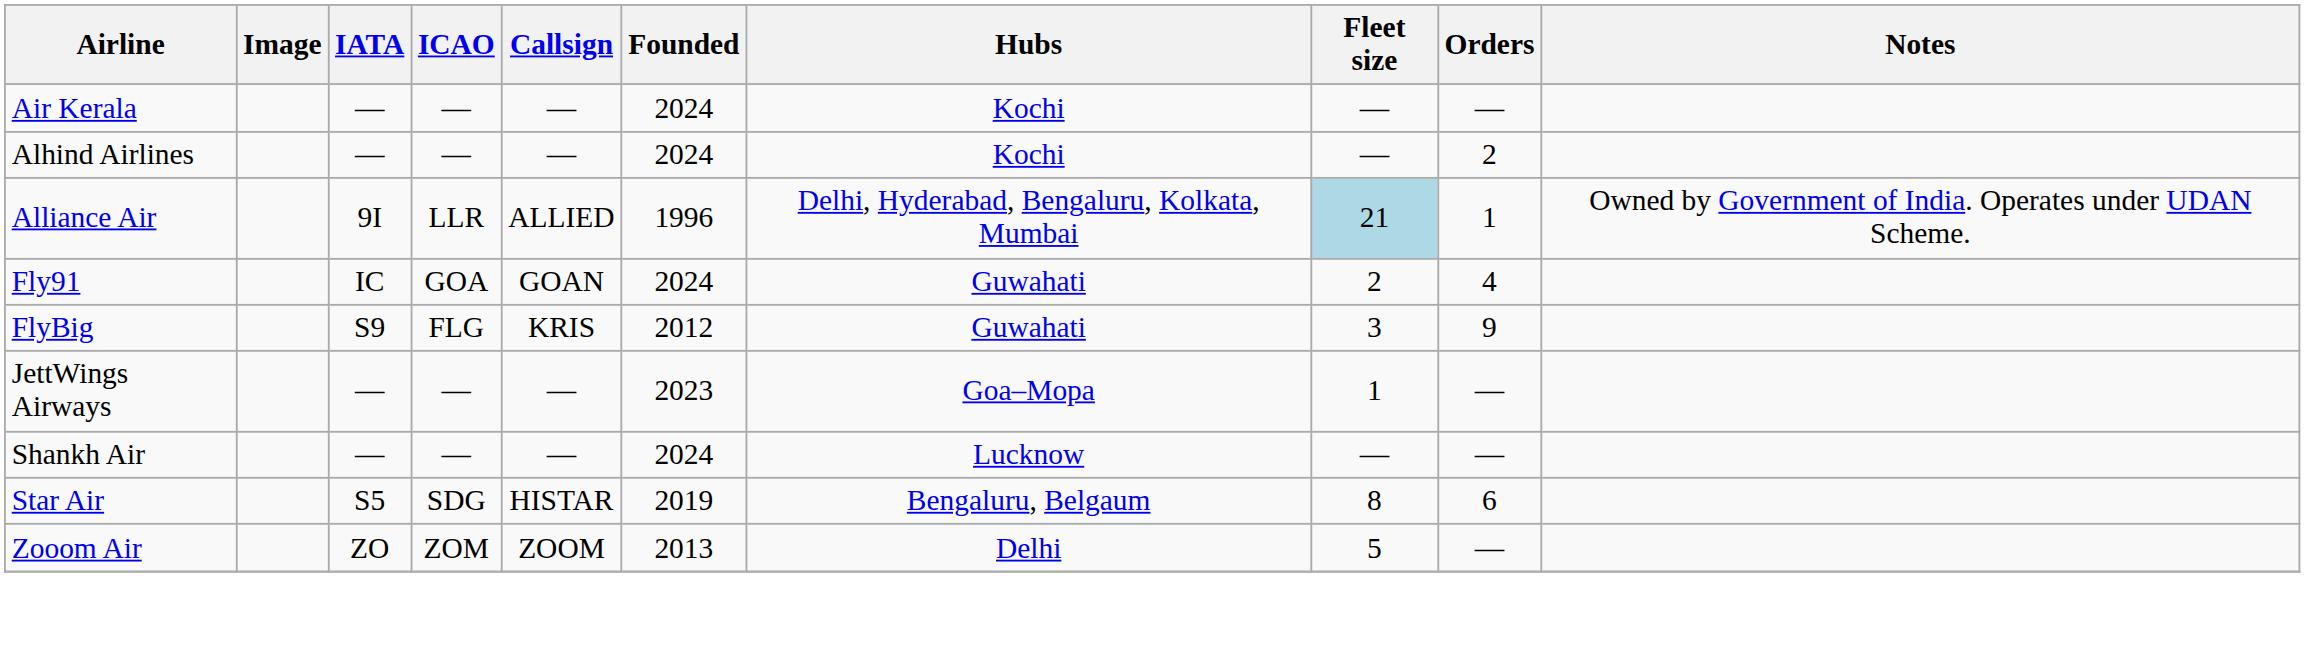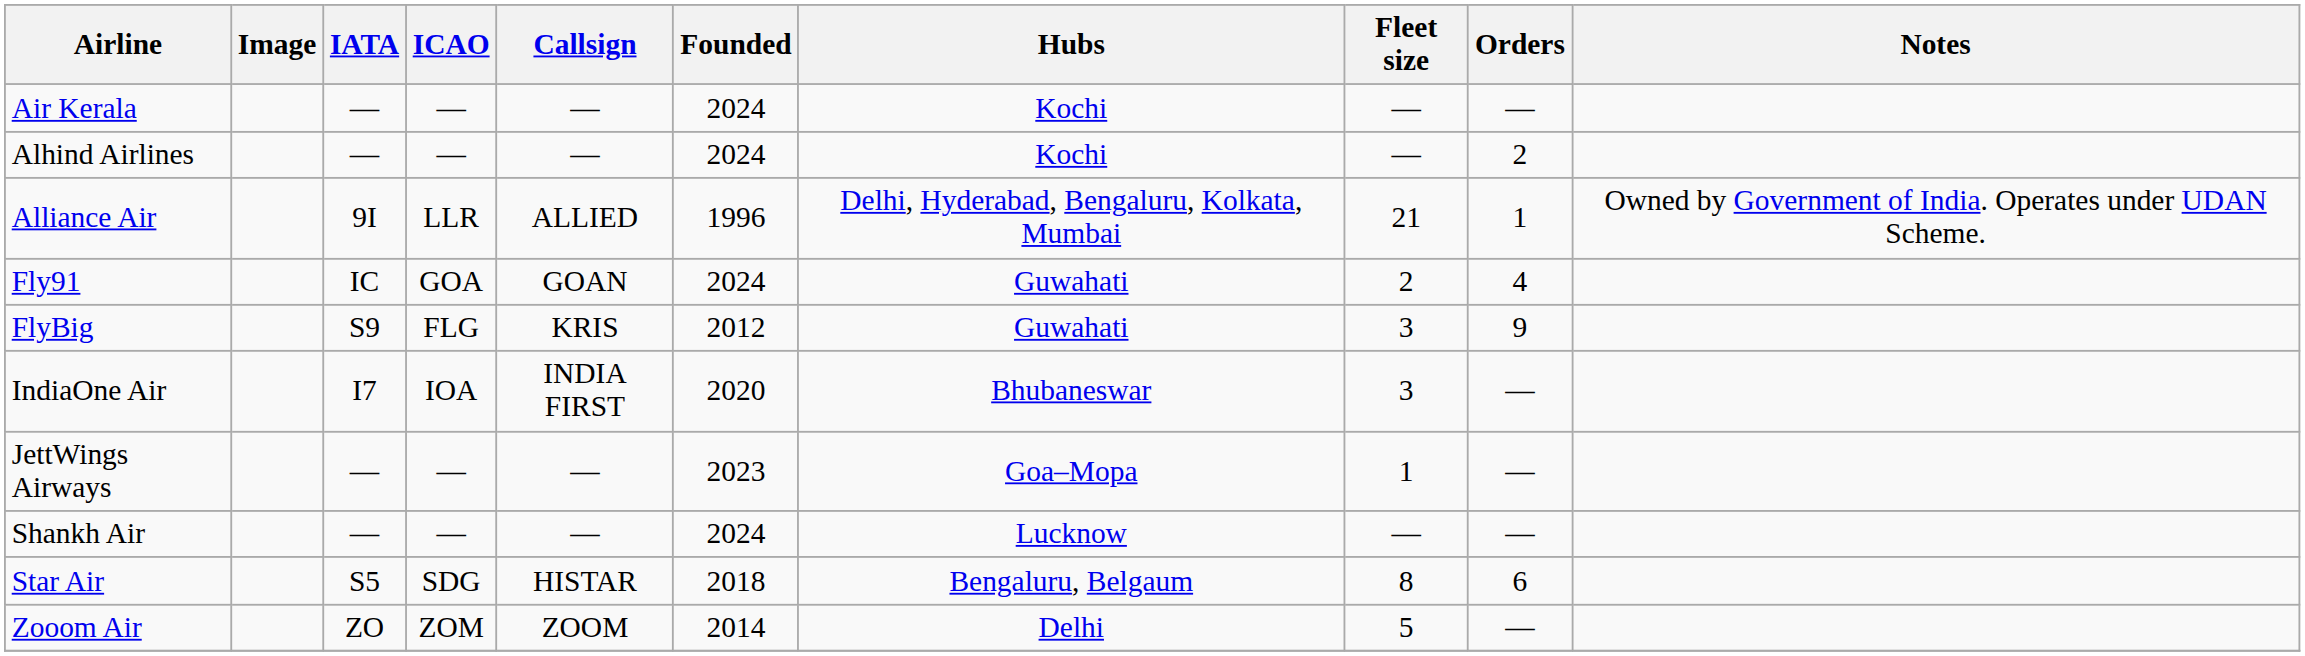(1374, 217) lightblue background -> (1406, 217) no background
+ row: (89, 390)
(684, 500) 2019 -> (736, 580) 2018
(684, 547) 2013 -> (736, 627) 2014
